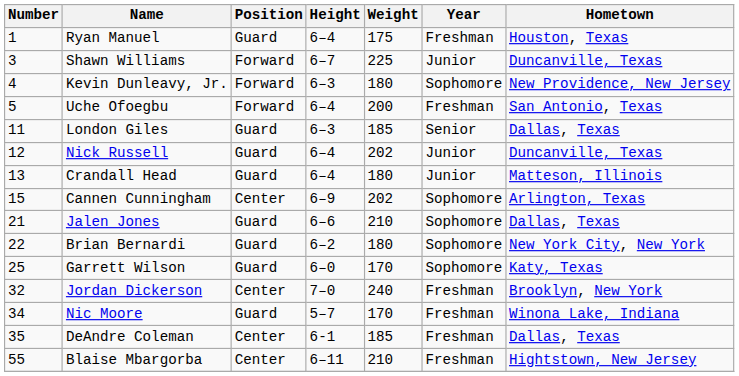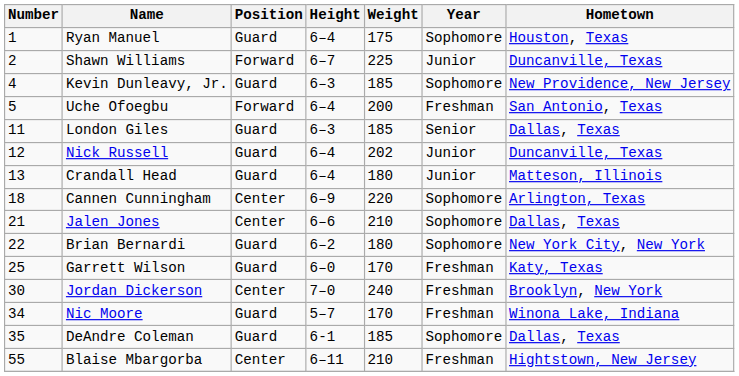(460, 39) Freshman -> (464, 39) Sophomore
(12, 62) 3 -> (12, 62) 2
(264, 85) Forward -> (256, 85) Guard
(380, 85) 180 -> (380, 85) 185
(17, 200) 15 -> (17, 200) 18
(380, 200) 202 -> (380, 200) 220
(256, 223) Guard -> (260, 223) Center
(464, 269) Sophomore -> (460, 269) Freshman
(17, 292) 32 -> (17, 292) 30
(260, 337) Center -> (256, 337) Guard
(460, 337) Freshman -> (464, 337) Sophomore
